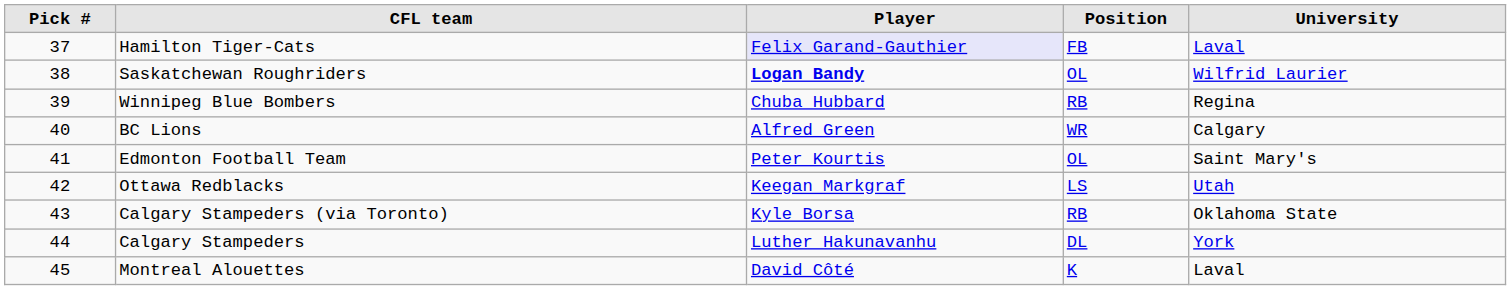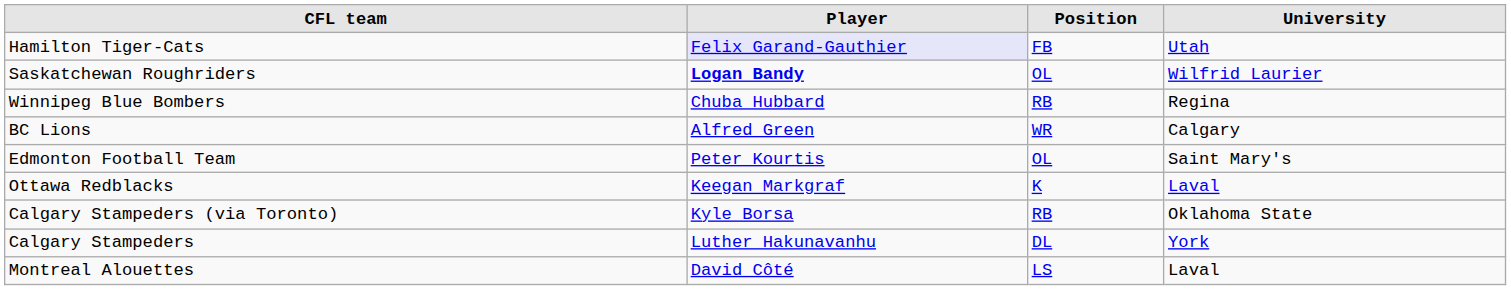- column: (60, 19)
(1219, 47) Laval -> (1189, 47) Utah
(1077, 186) LS -> (1037, 186) K
(1214, 186) Utah -> (1194, 186) Laval
(1072, 270) K -> (1042, 270) LS
